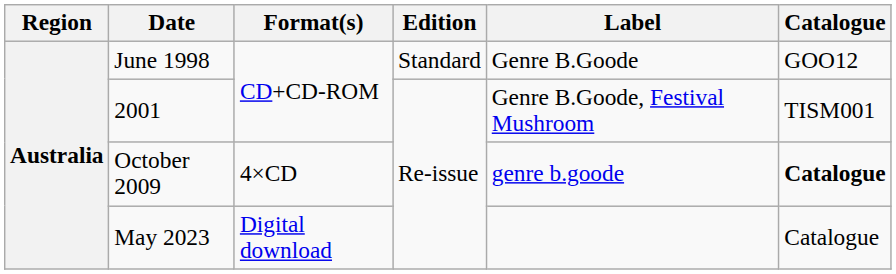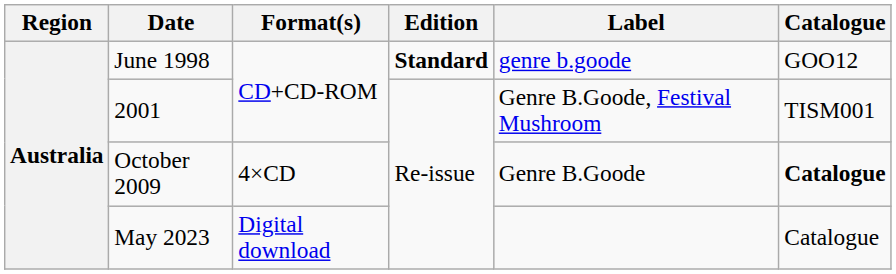(439, 60) normal -> (441, 60) bold
(565, 60) Genre B.Goode -> (565, 60) genre b.goode
(558, 173) genre b.goode -> (572, 173) Genre B.Goode
